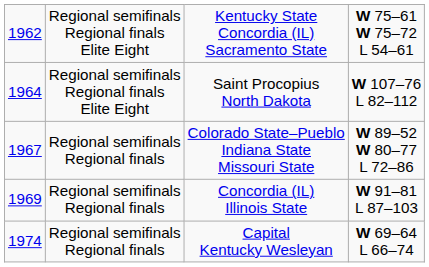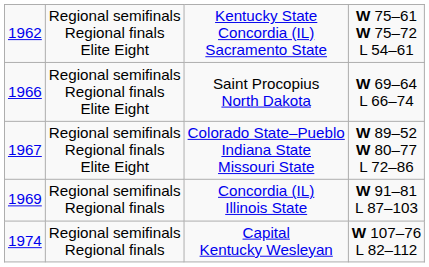(25, 91) 1964 -> (25, 91) 1966
(386, 91) W 107–76 L 82–112 -> (386, 91) W 69–64 L 66–74
(115, 150) Regional semifinals Regional finals -> (115, 150) Regional semifinals Regional finals Elite Eight
(386, 241) W 69–64 L 66–74 -> (386, 241) W 107–76 L 82–112
